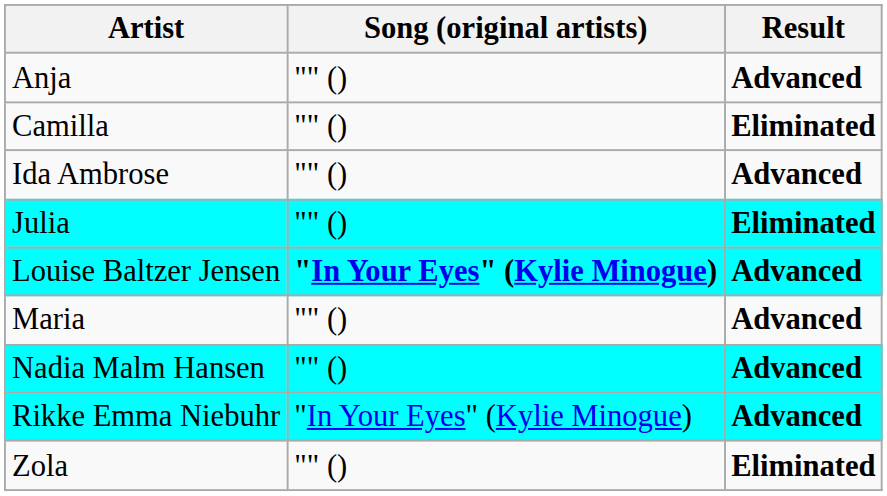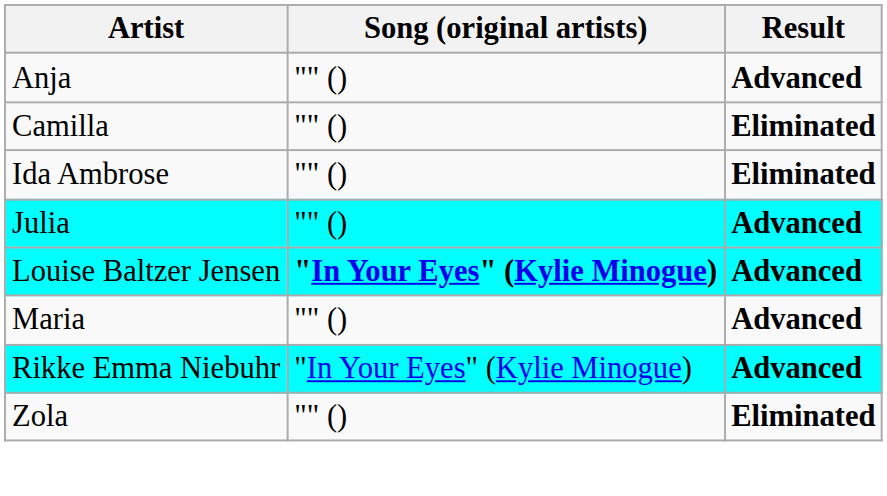(797, 174) Advanced -> (803, 174) Eliminated
(803, 222) Eliminated -> (797, 222) Advanced
- row: (138, 367)
